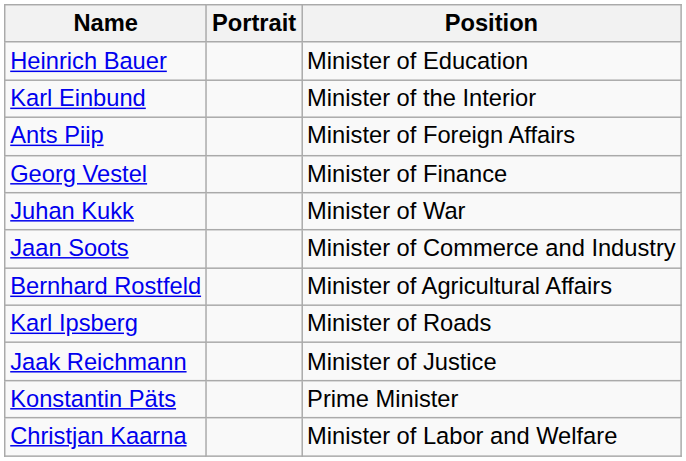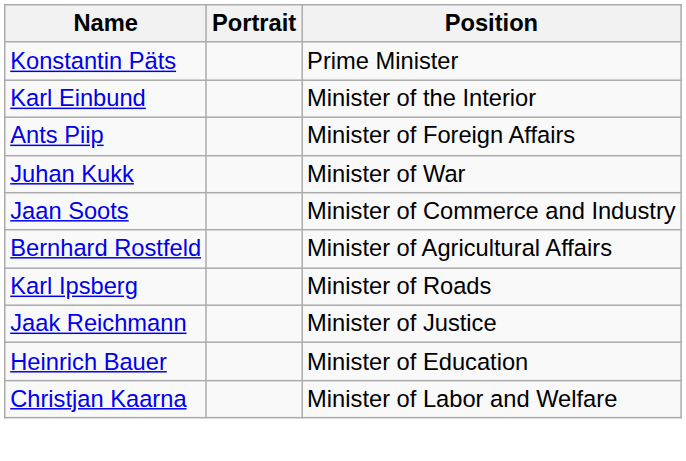rows swapped: (93, 398) <-> (89, 60)
- row: (79, 173)
